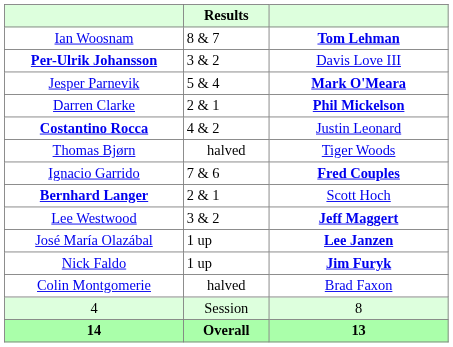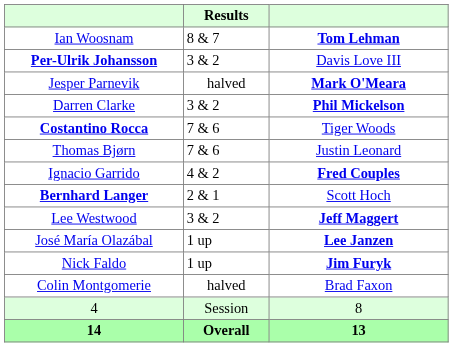(203, 83) 5 & 4 -> (226, 83) halved
(203, 105) 2 & 1 -> (203, 105) 3 & 2
(203, 128) 4 & 2 -> (203, 128) 7 & 6
(359, 128) Justin Leonard -> (359, 128) Tiger Woods
(226, 150) halved -> (203, 150) 7 & 6
(359, 150) Tiger Woods -> (359, 150) Justin Leonard
(203, 173) 7 & 6 -> (203, 173) 4 & 2
